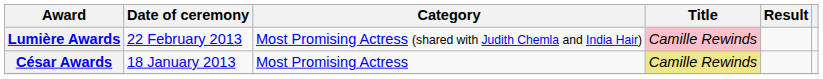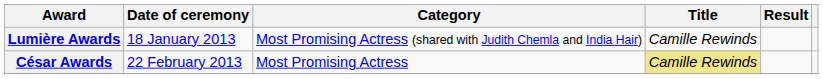(184, 39) 22 February 2013 -> (181, 39) 18 January 2013
(703, 39) pink background -> (703, 39) no background
(181, 62) 18 January 2013 -> (184, 62) 22 February 2013
